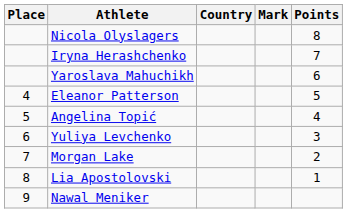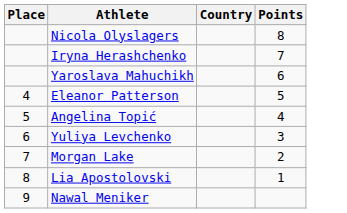- column: (273, 15)
